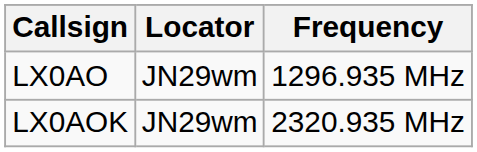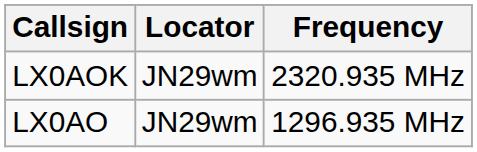rows swapped: (60, 75) <-> (70, 122)
